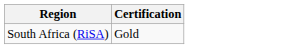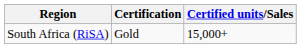+ column: (240, 14)
